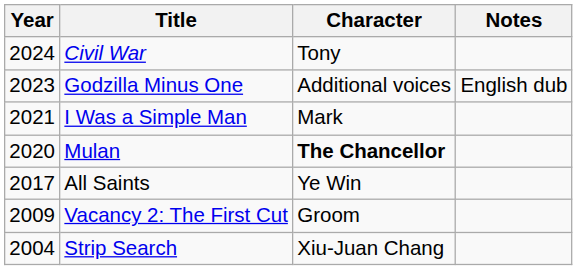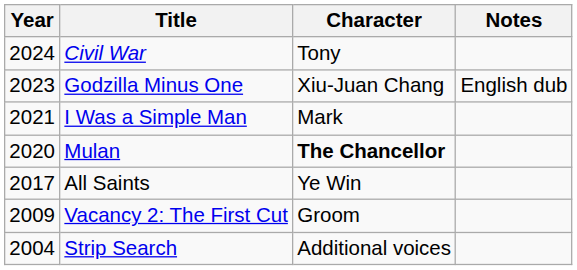(374, 85) Additional voices -> (371, 85) Xiu-Juan Chang
(371, 248) Xiu-Juan Chang -> (374, 248) Additional voices
